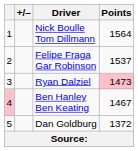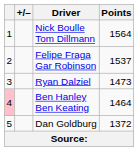(121, 81) pink background -> (121, 81) no background
(121, 103) 1467 -> (121, 103) 1464
